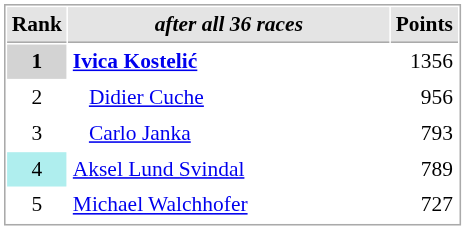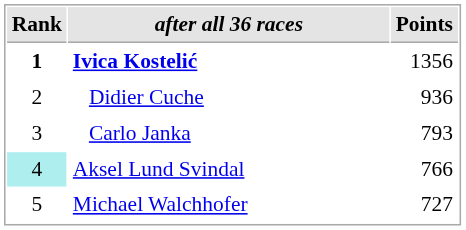(37, 61) lightgrey background -> (37, 61) no background
(437, 97) 956 -> (437, 97) 936
(437, 169) 789 -> (437, 169) 766
